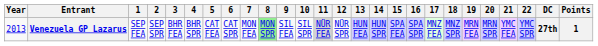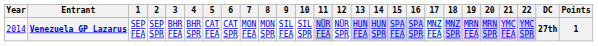(16, 29) 2013 -> (16, 29) 2014
(268, 29) lightgreen background -> (268, 29) no background
